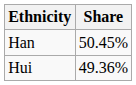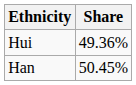rows swapped: (22, 42) <-> (20, 67)
